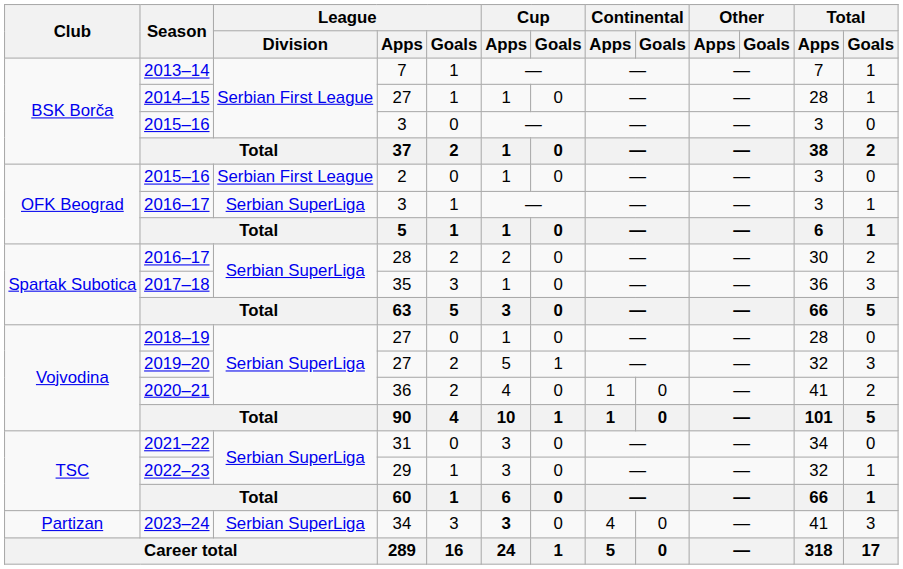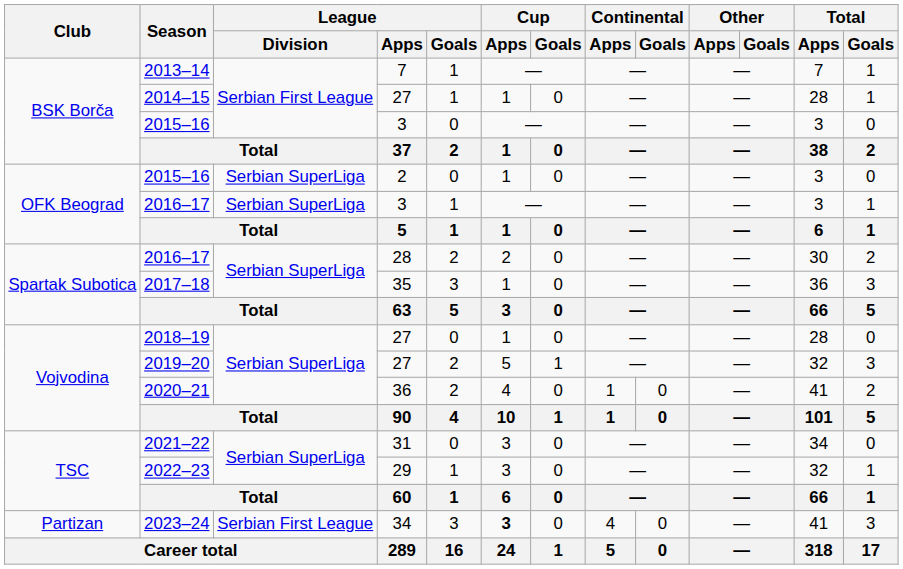(295, 177) Serbian First League -> (295, 177) Serbian SuperLiga
(295, 524) Serbian SuperLiga -> (295, 524) Serbian First League
